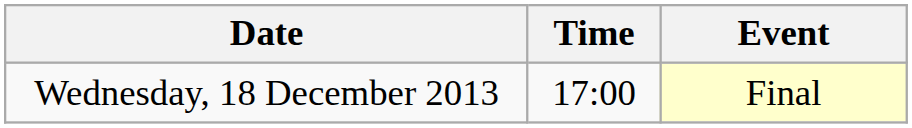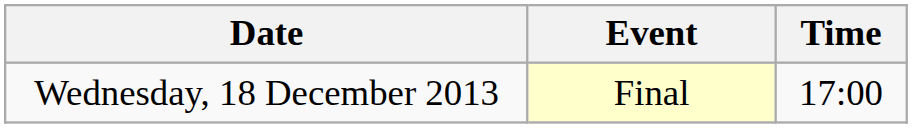columns swapped: (594, 33) <-> (784, 33)
